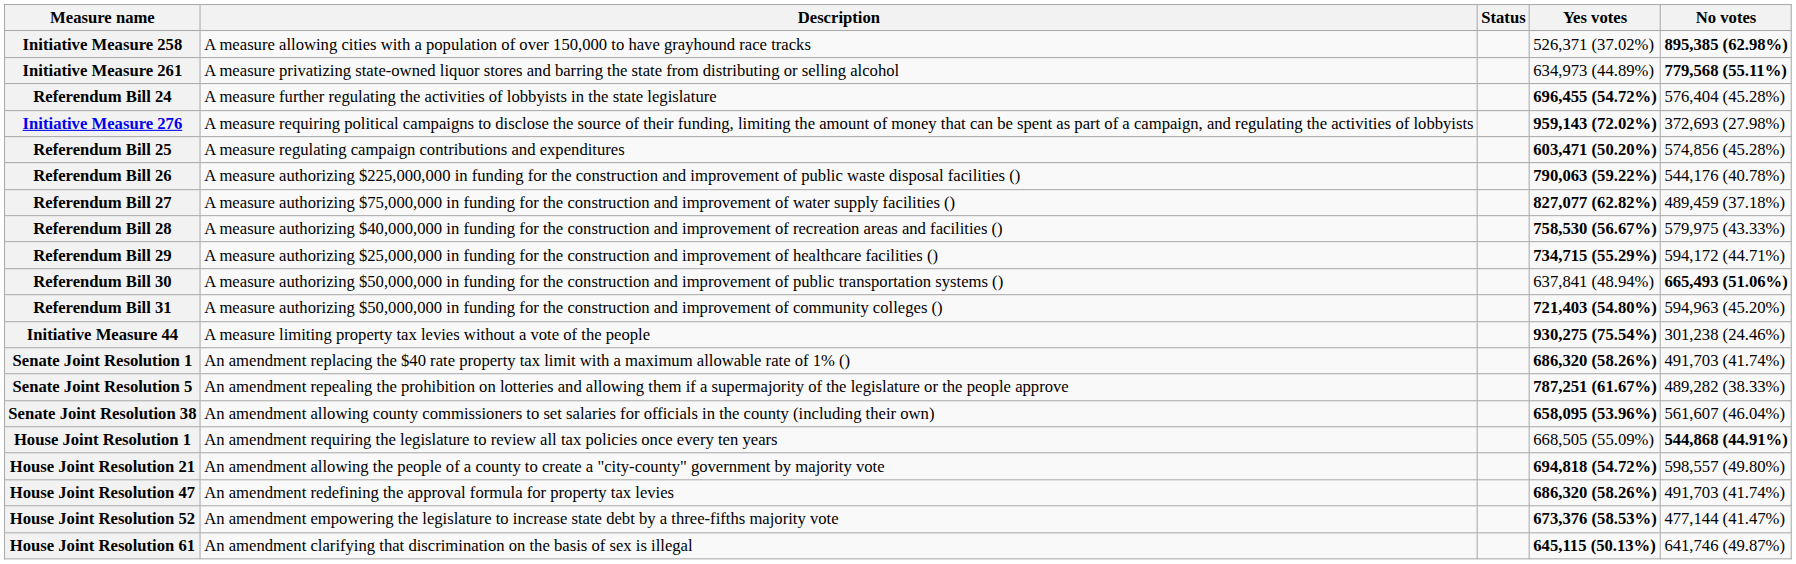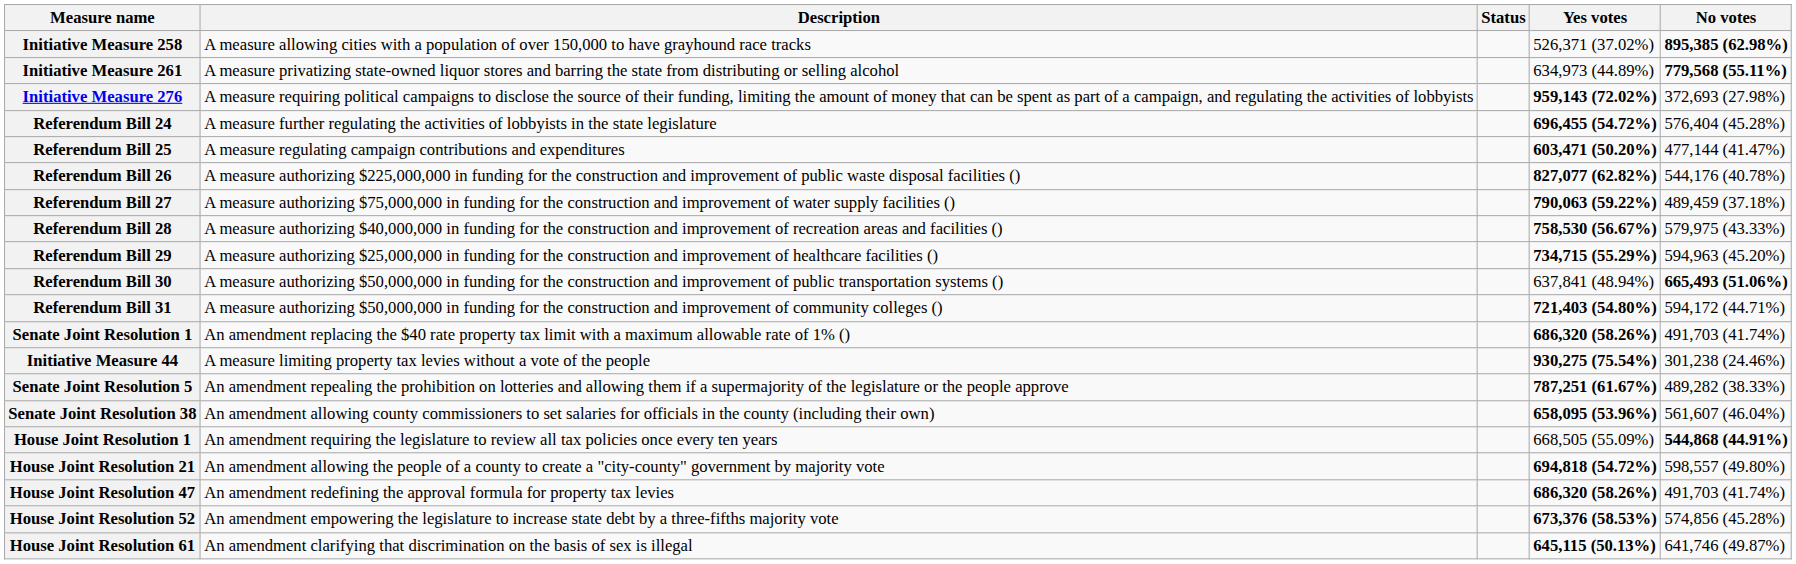rows swapped: (102, 123) <-> (102, 96)
(1725, 149) 574,856 (45.28%) -> (1725, 149) 477,144 (41.47%)
(1595, 176) 790,063 (59.22%) -> (1595, 176) 827,077 (62.82%)
(1595, 202) 827,077 (62.82%) -> (1595, 202) 790,063 (59.22%)
(1725, 255) 594,172 (44.71%) -> (1725, 255) 594,963 (45.20%)
(1725, 307) 594,963 (45.20%) -> (1725, 307) 594,172 (44.71%)
rows swapped: (102, 334) <-> (102, 360)
(1725, 519) 477,144 (41.47%) -> (1725, 519) 574,856 (45.28%)
